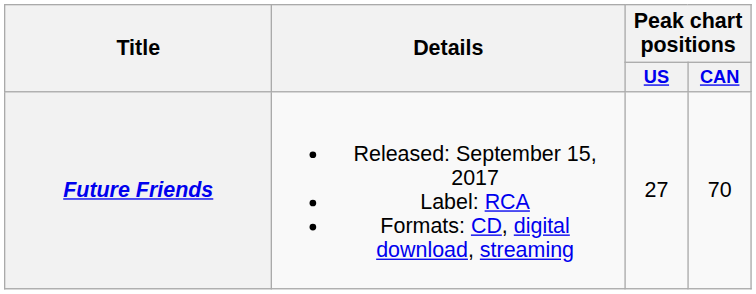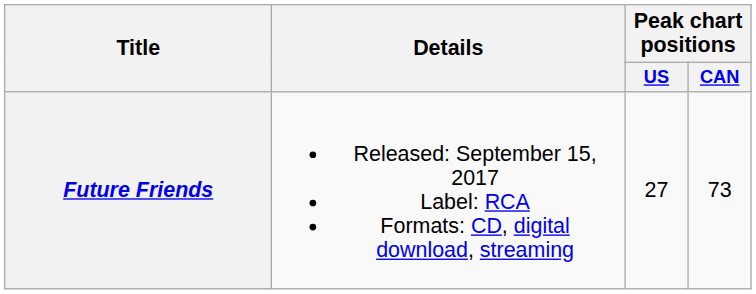(720, 190) 70 -> (720, 190) 73
